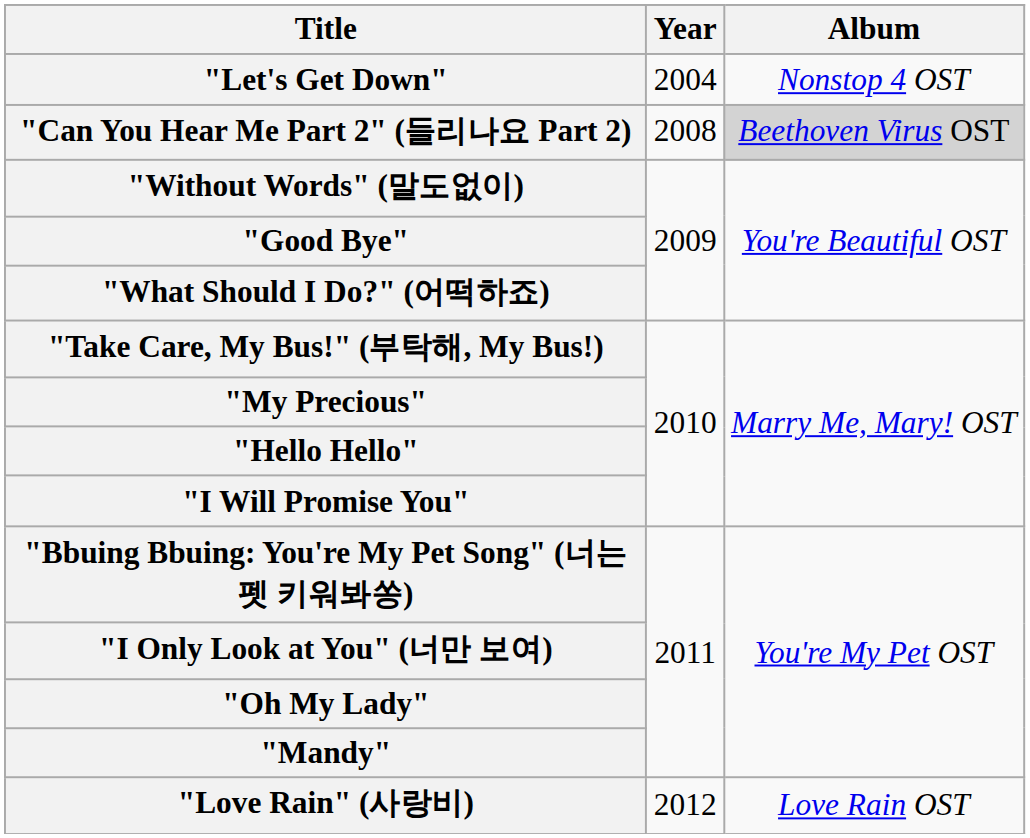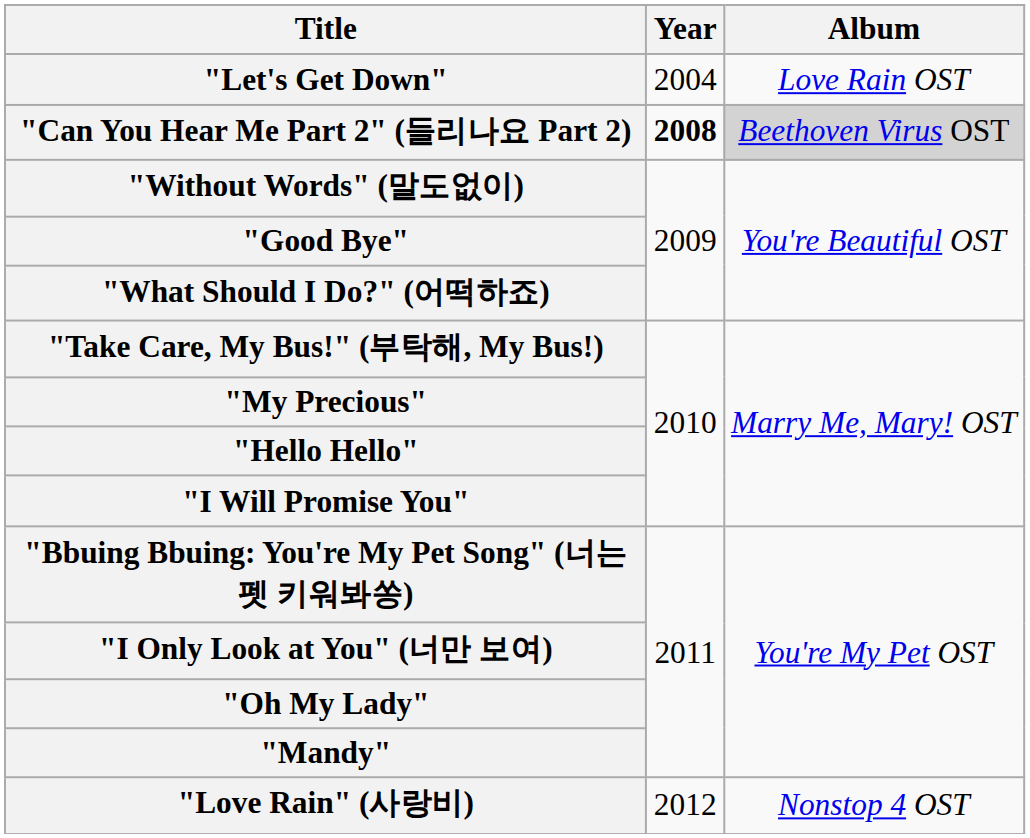(874, 79) Nonstop 4 OST -> (874, 79) Love Rain OST
(685, 131) normal -> (685, 131) bold
(874, 805) Love Rain OST -> (874, 805) Nonstop 4 OST
